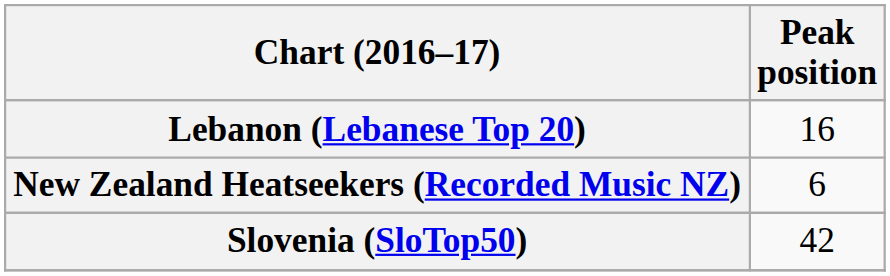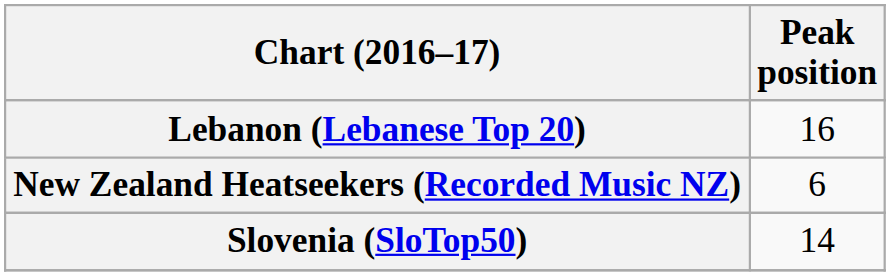(817, 240) 42 -> (817, 240) 14
